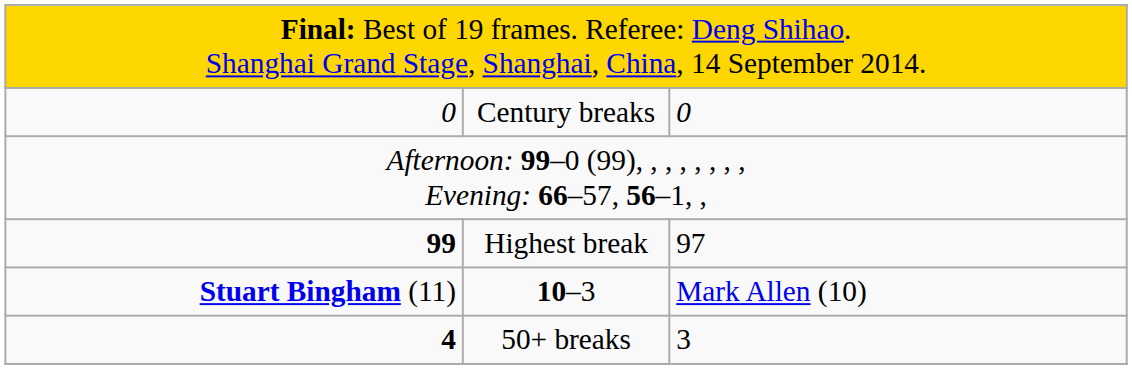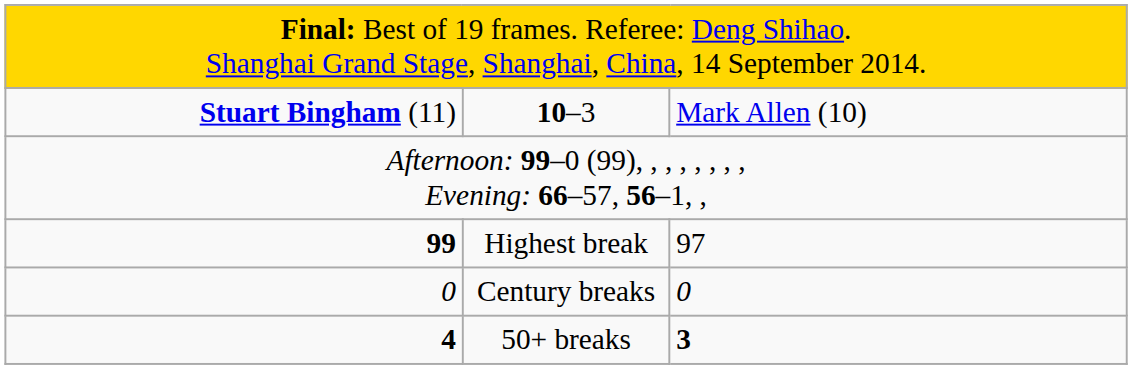rows swapped: (566, 291) <-> (566, 111)
(684, 340) normal -> (684, 340) bold
